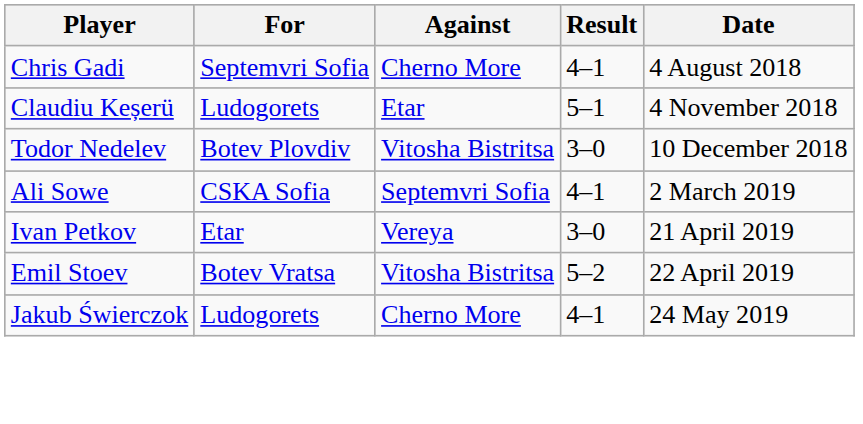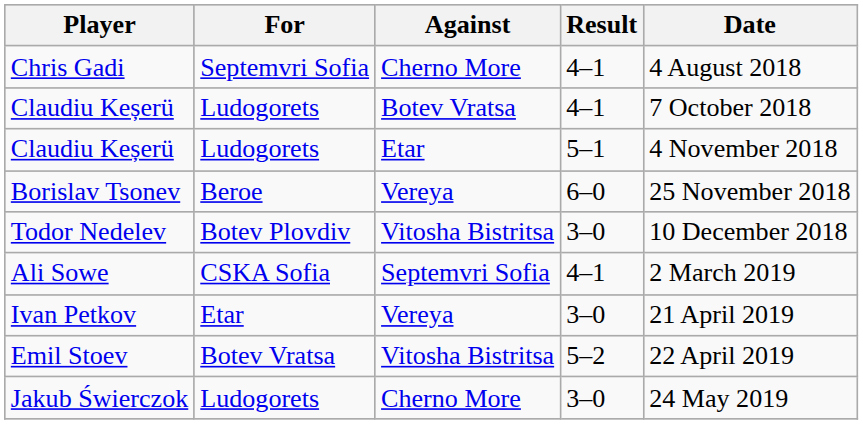+ row: (92, 107)
+ row: (96, 190)
(586, 314) 4–1 -> (586, 397) 3–0
